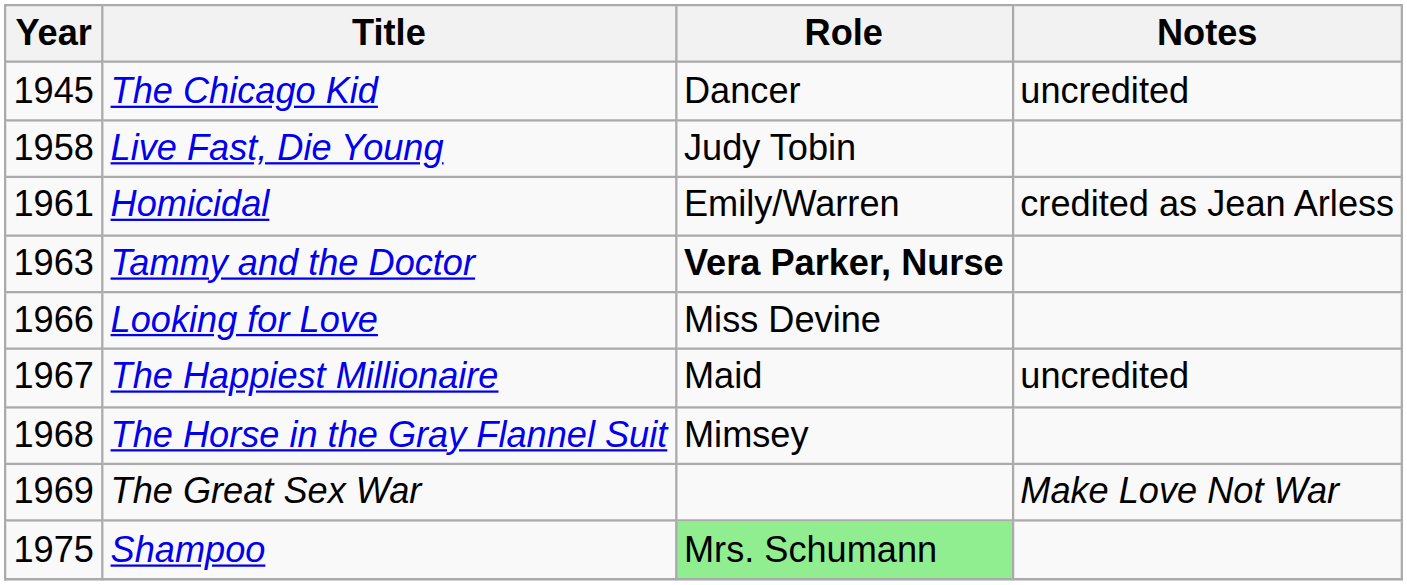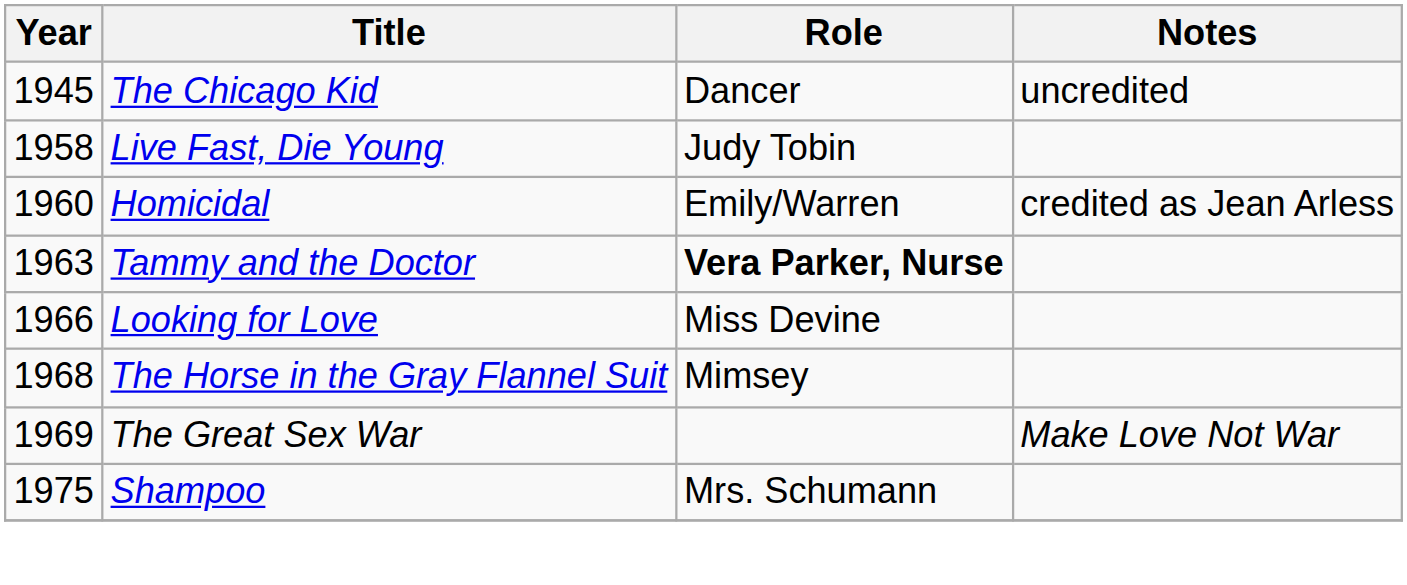(54, 205) 1961 -> (54, 205) 1960
- row: (305, 377)
(811, 549) lightgreen background -> (811, 491) no background
